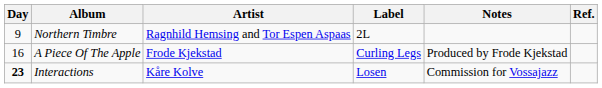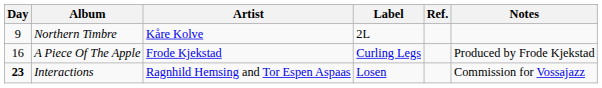columns swapped: (497, 14) <-> (584, 14)
(248, 33) Ragnhild Hemsing and Tor Espen Aspaas -> (175, 33) Kåre Kolve
(175, 72) Kåre Kolve -> (248, 72) Ragnhild Hemsing and Tor Espen Aspaas
